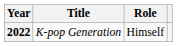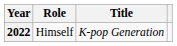columns swapped: (78, 13) <-> (145, 13)
